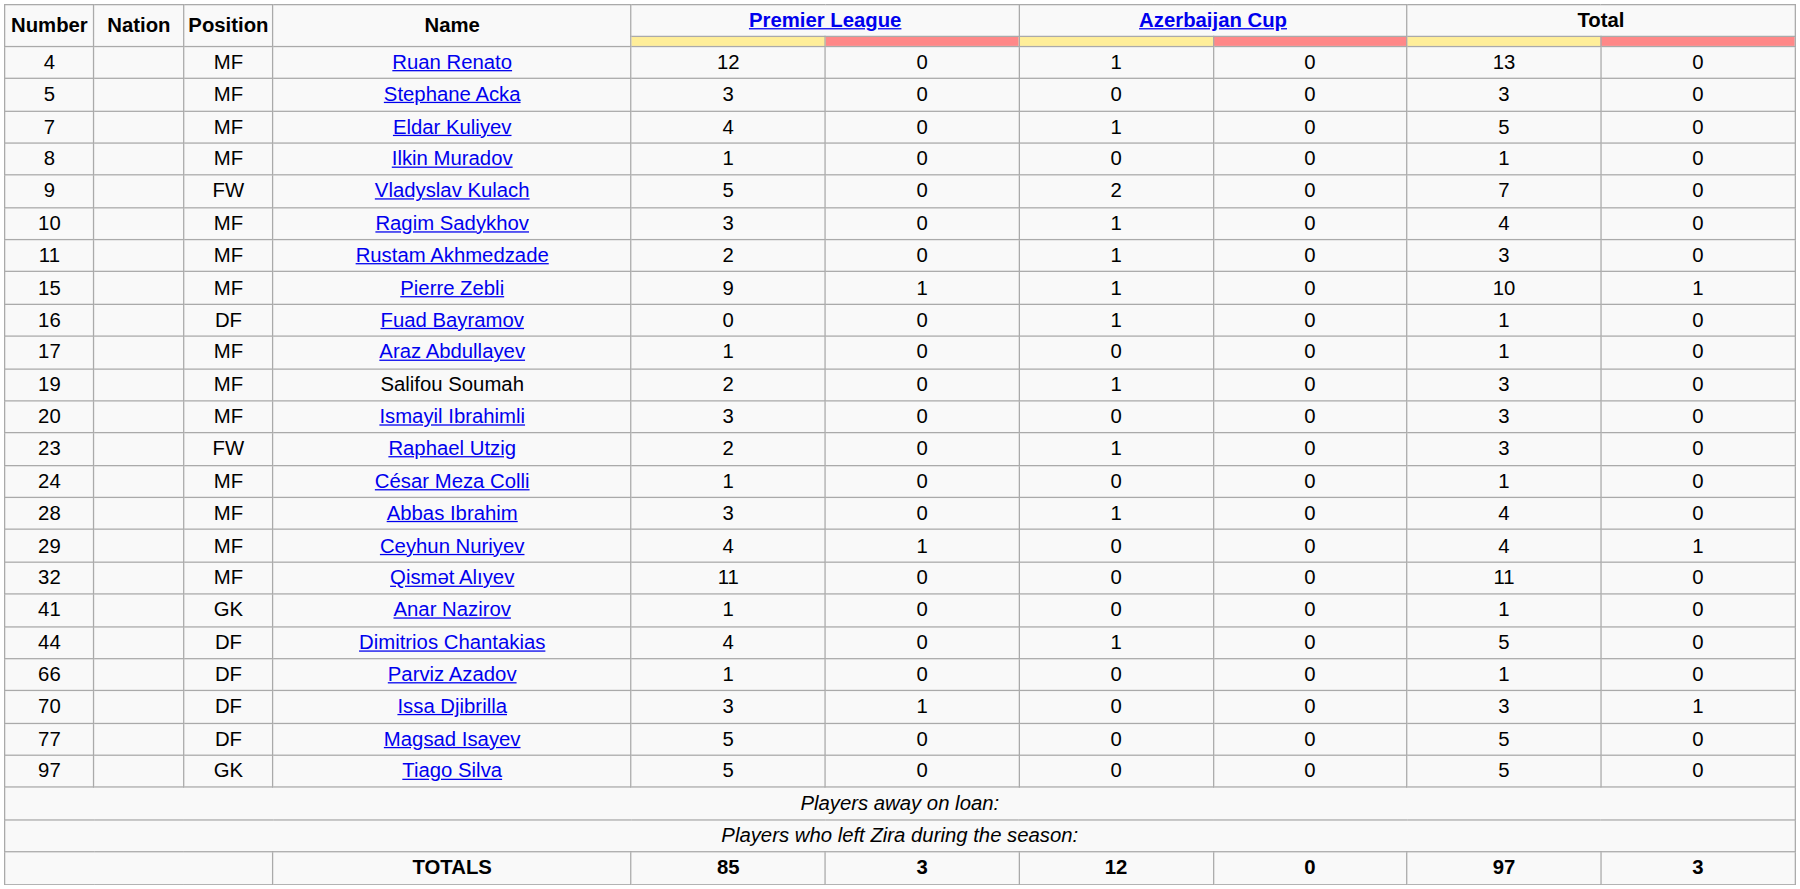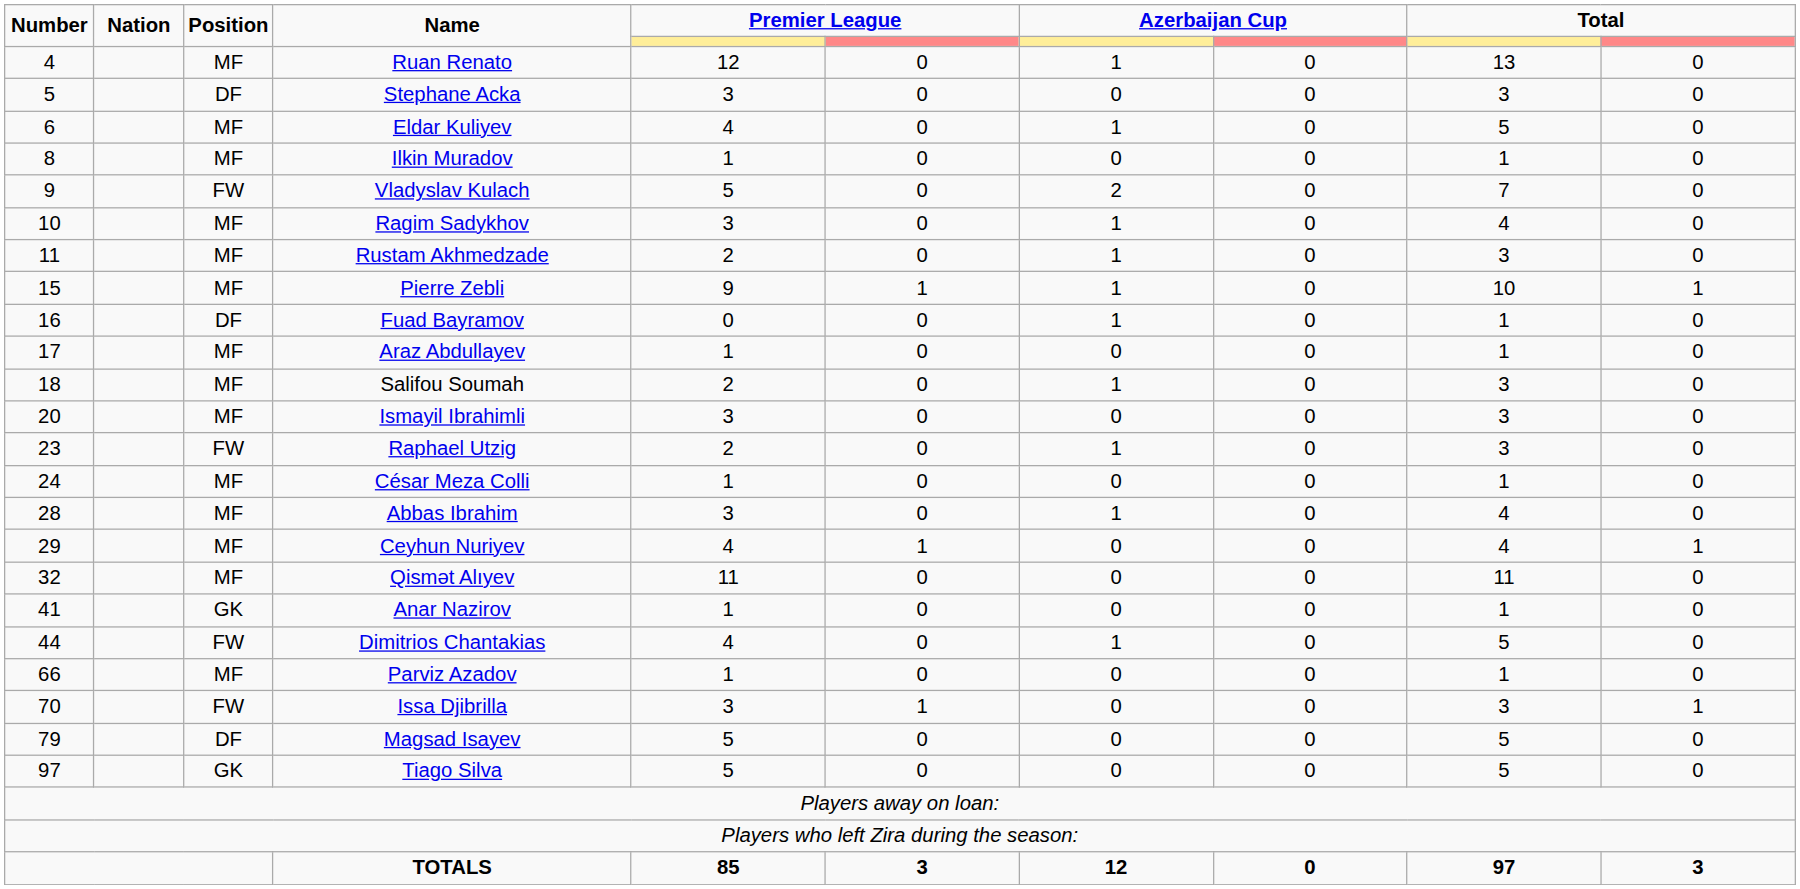(228, 94) MF -> (228, 94) DF
(49, 126) 7 -> (49, 126) 6
(49, 384) 19 -> (49, 384) 18
(228, 642) DF -> (228, 642) FW
(228, 674) DF -> (228, 674) MF
(228, 706) DF -> (228, 706) FW
(49, 738) 77 -> (49, 738) 79
